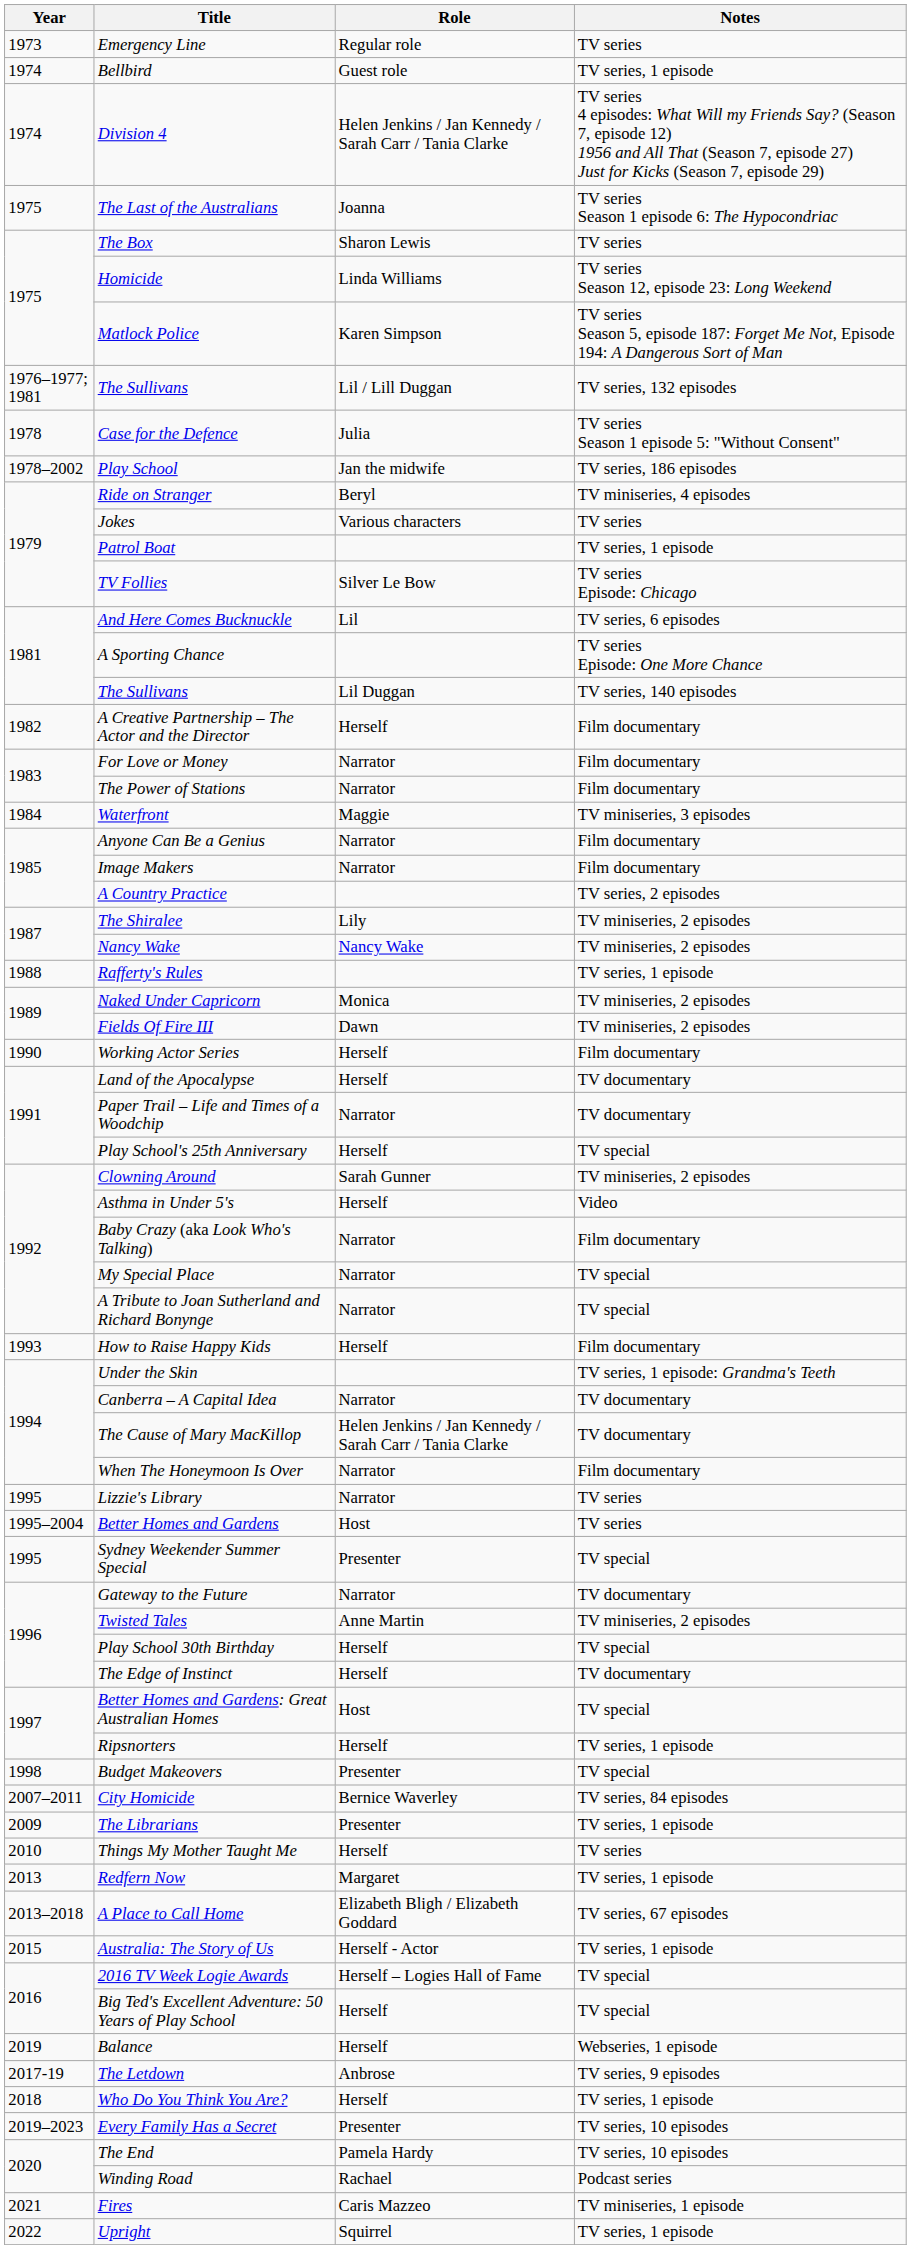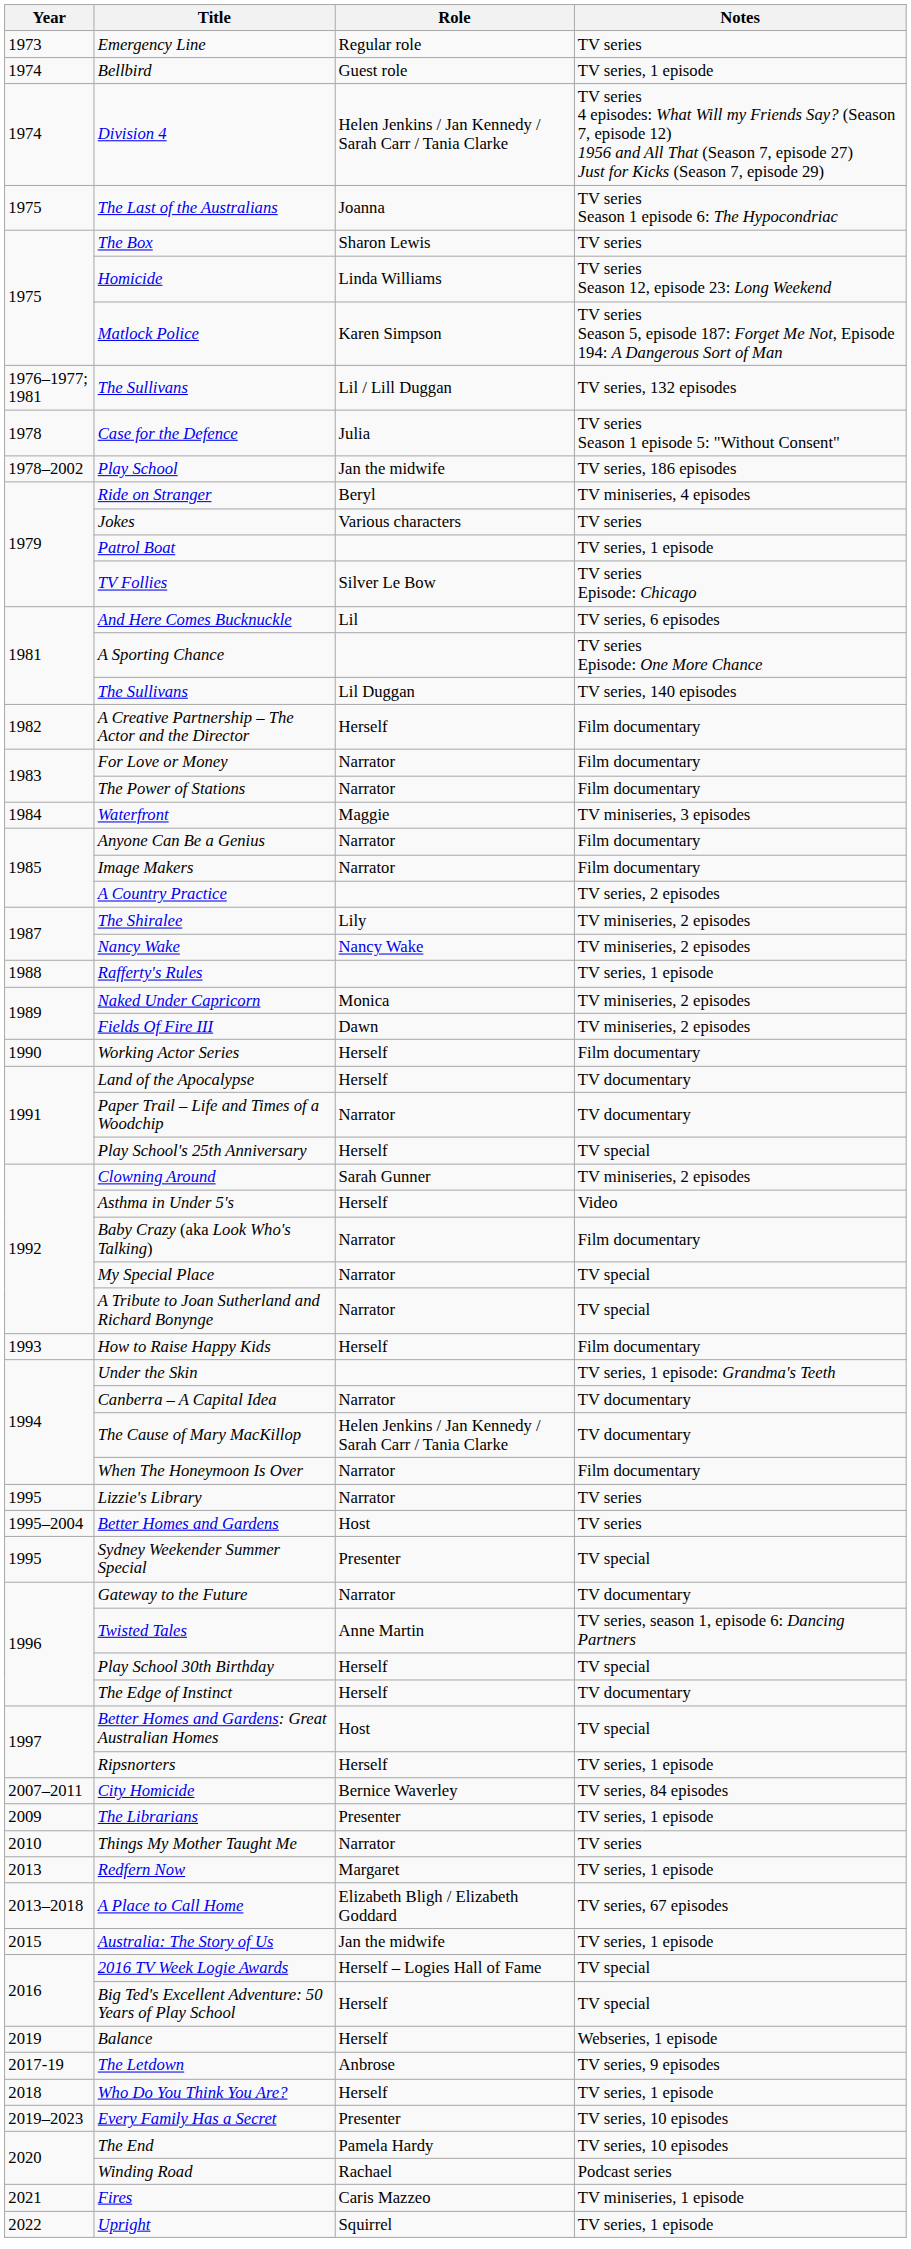(664, 1621) TV miniseries, 2 episodes -> (711, 1630) TV series, season 1, episode 6: Dancing Partners
- row: (25, 1772)
(363, 1851) Herself -> (367, 1843) Narrator
(389, 1949) Herself - Actor -> (392, 1941) Jan the midwife
